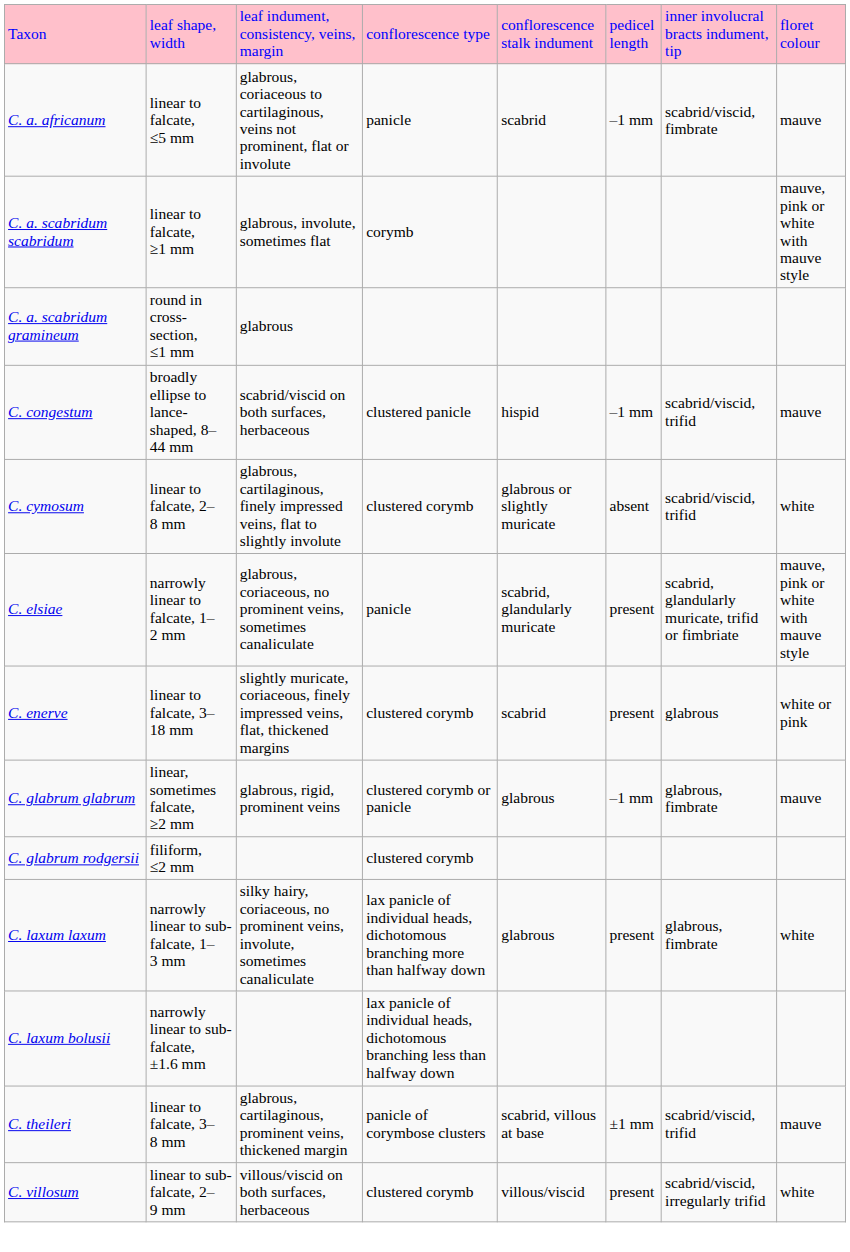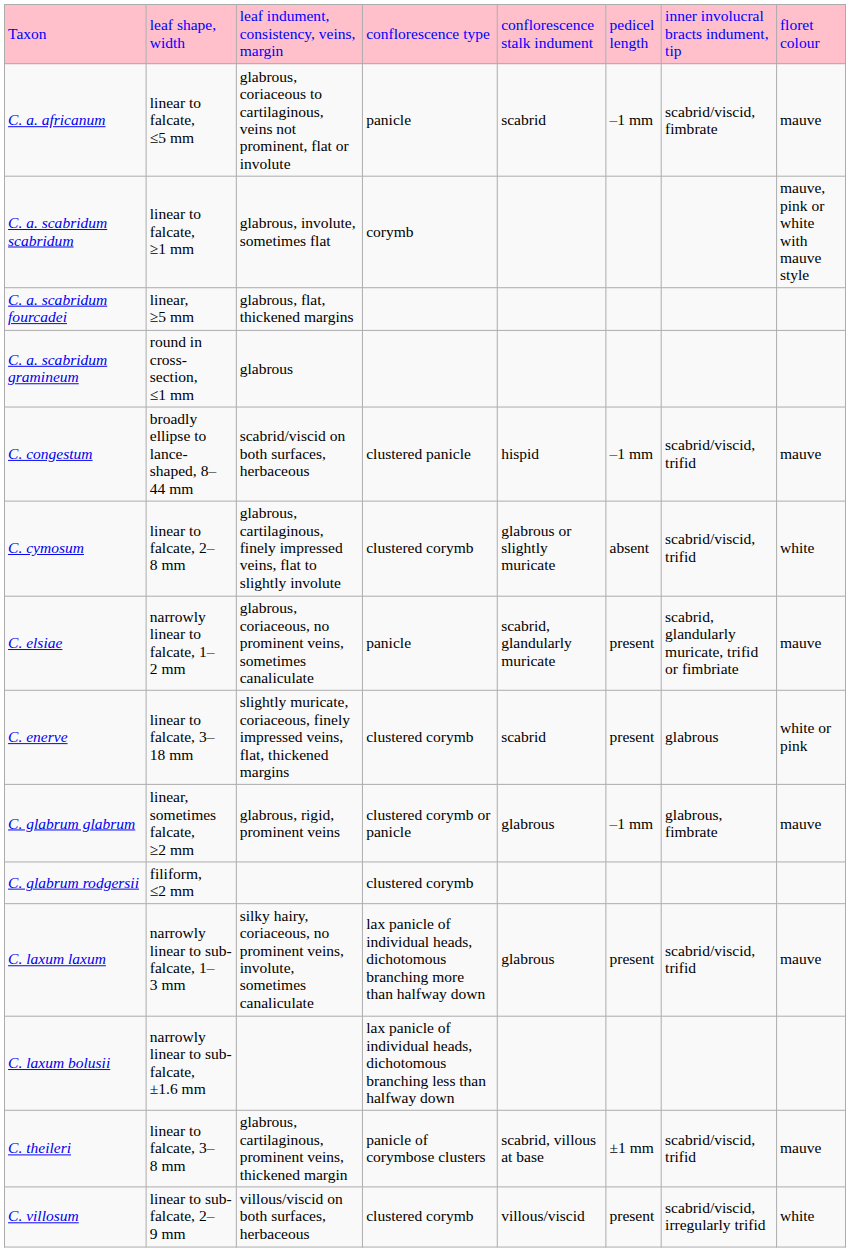+ row: (58, 308)
(803, 609) mauve, pink or white with mauve style -> (801, 643) mauve
(694, 935) glabrous, fimbrate -> (710, 959) scabrid/viscid, trifid
(797, 935) white -> (801, 959) mauve
